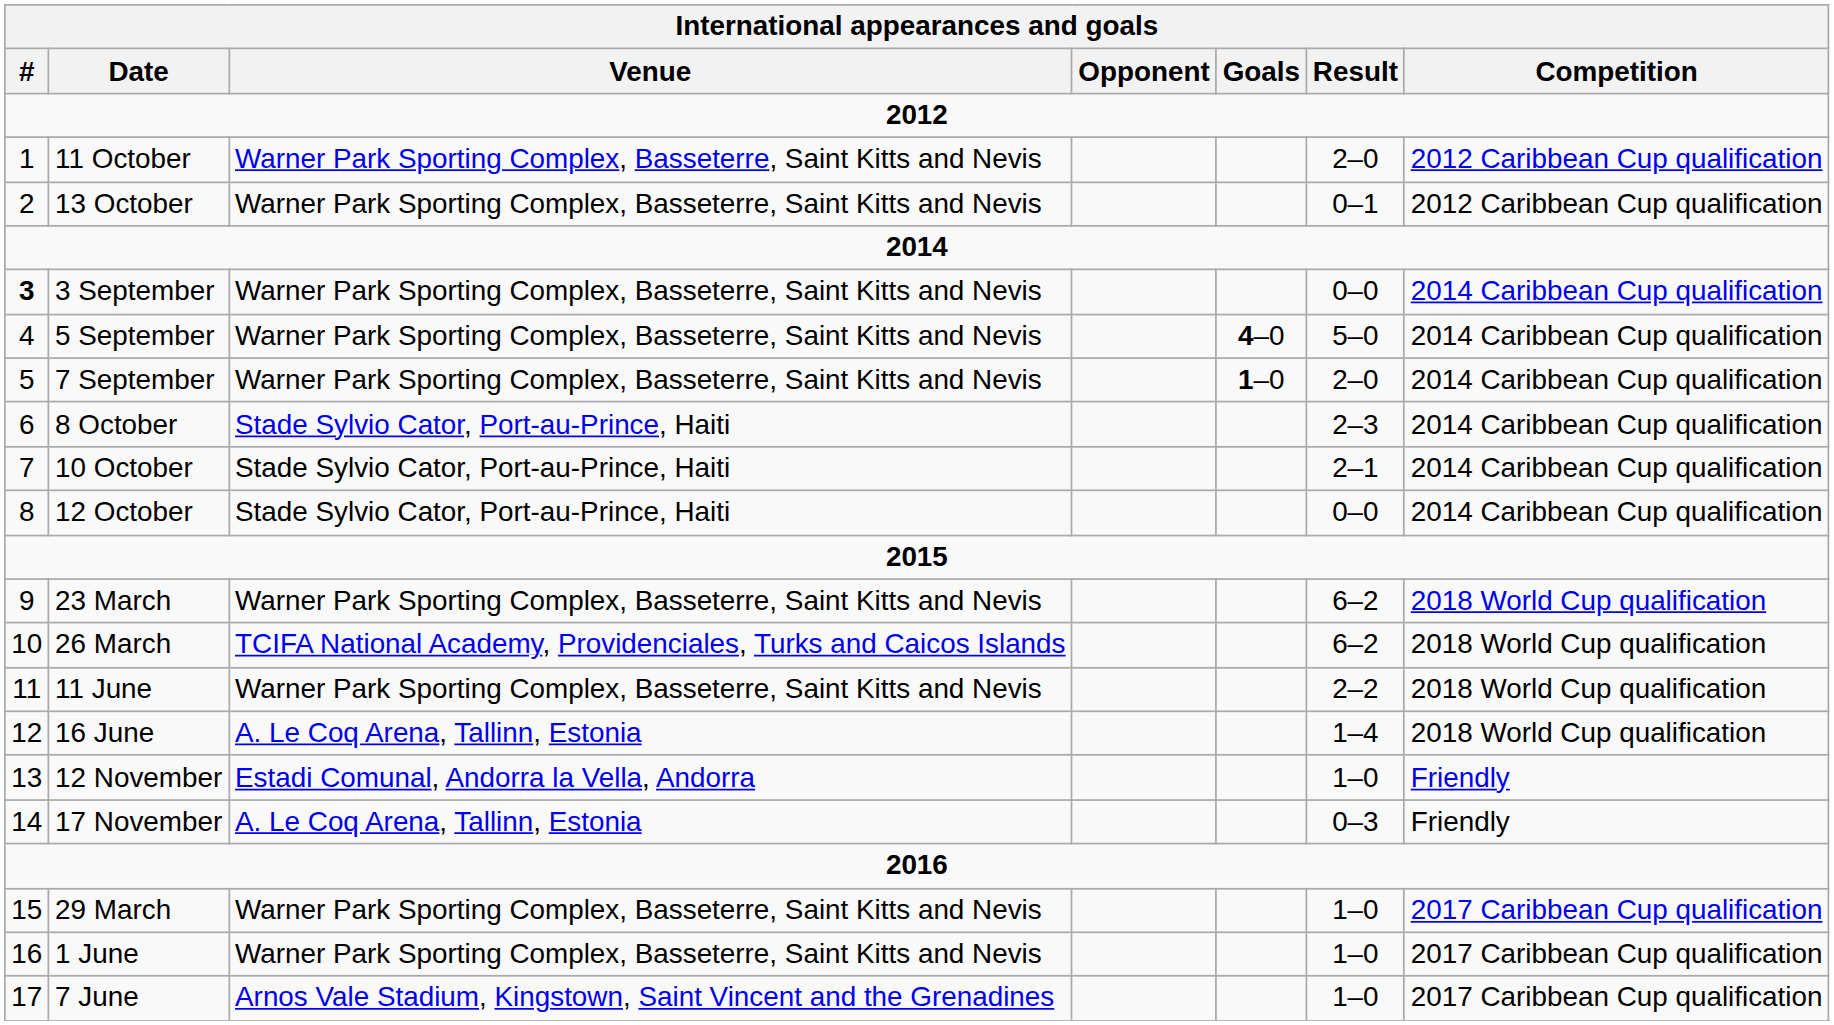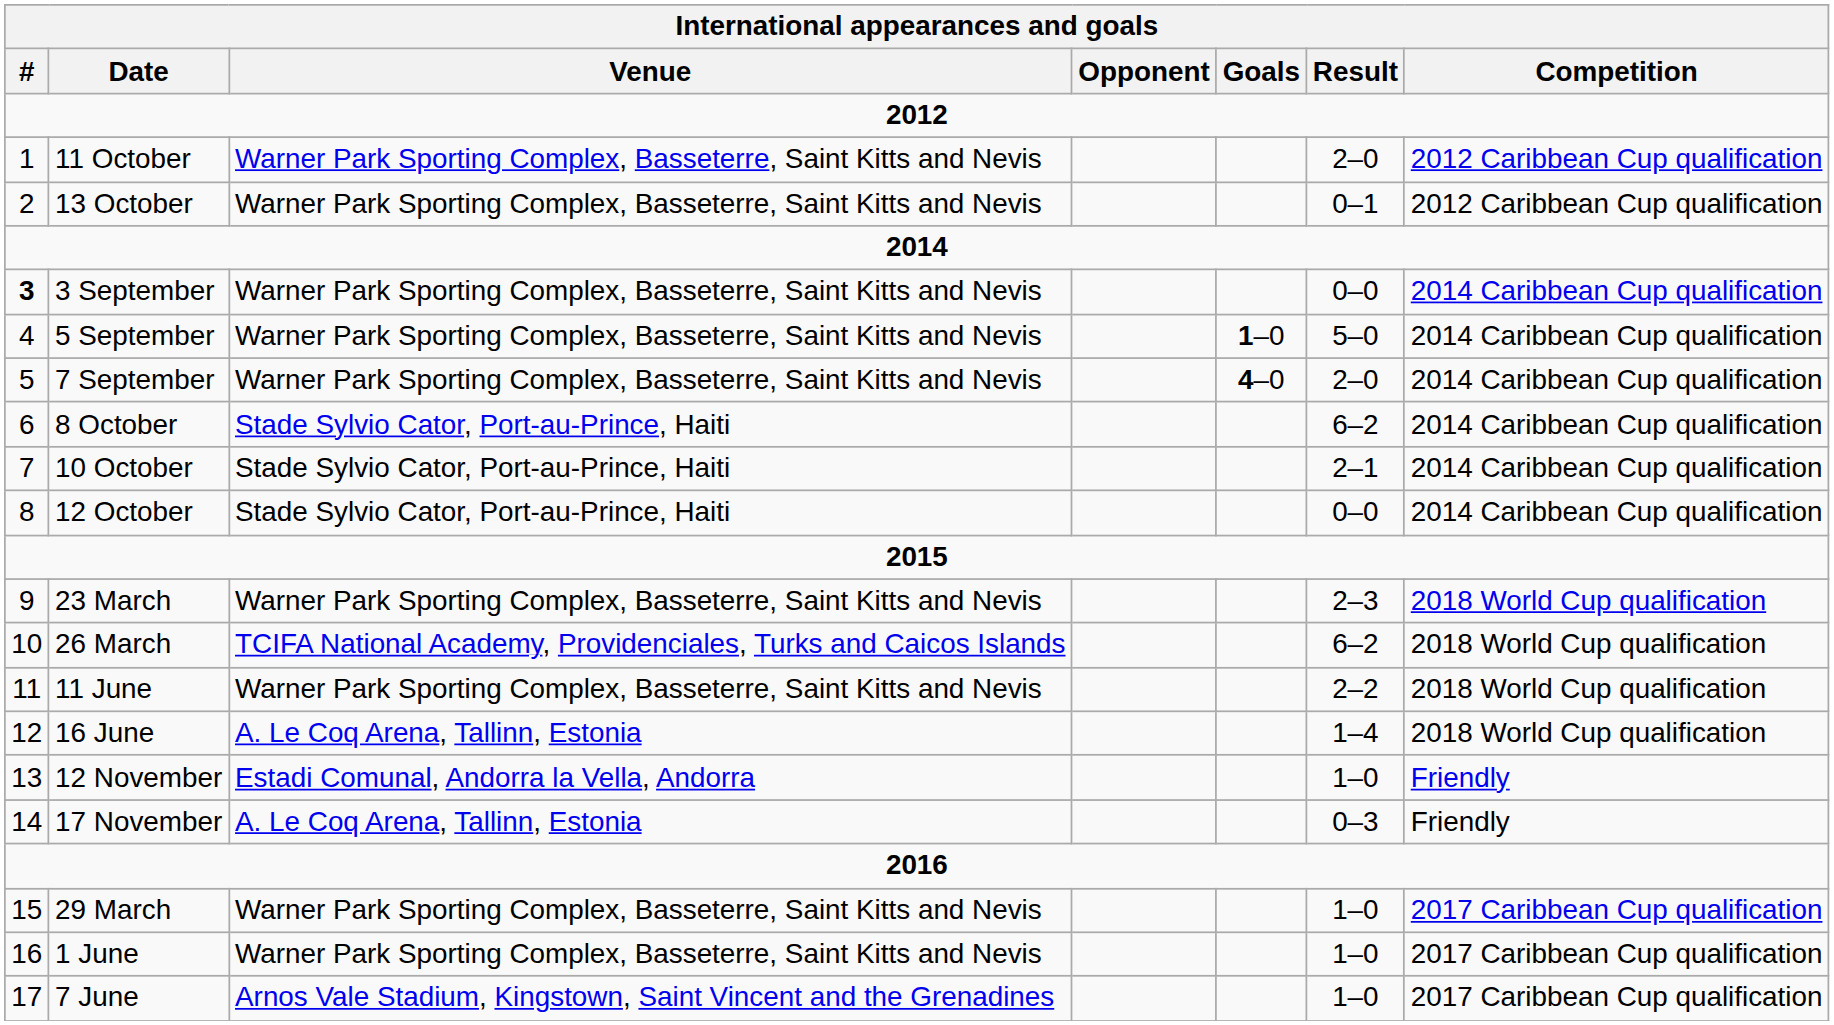(1261, 335) 4–0 -> (1261, 335) 1–0
(1261, 379) 1–0 -> (1261, 379) 4–0
(1355, 423) 2–3 -> (1355, 423) 6–2
(1355, 600) 6–2 -> (1355, 600) 2–3
